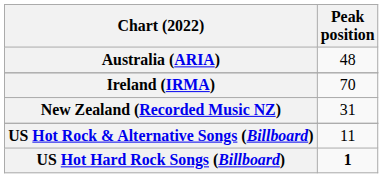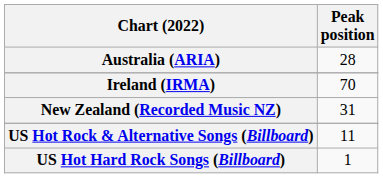(348, 60) 48 -> (348, 60) 28
(348, 160) bold -> (348, 160) normal
